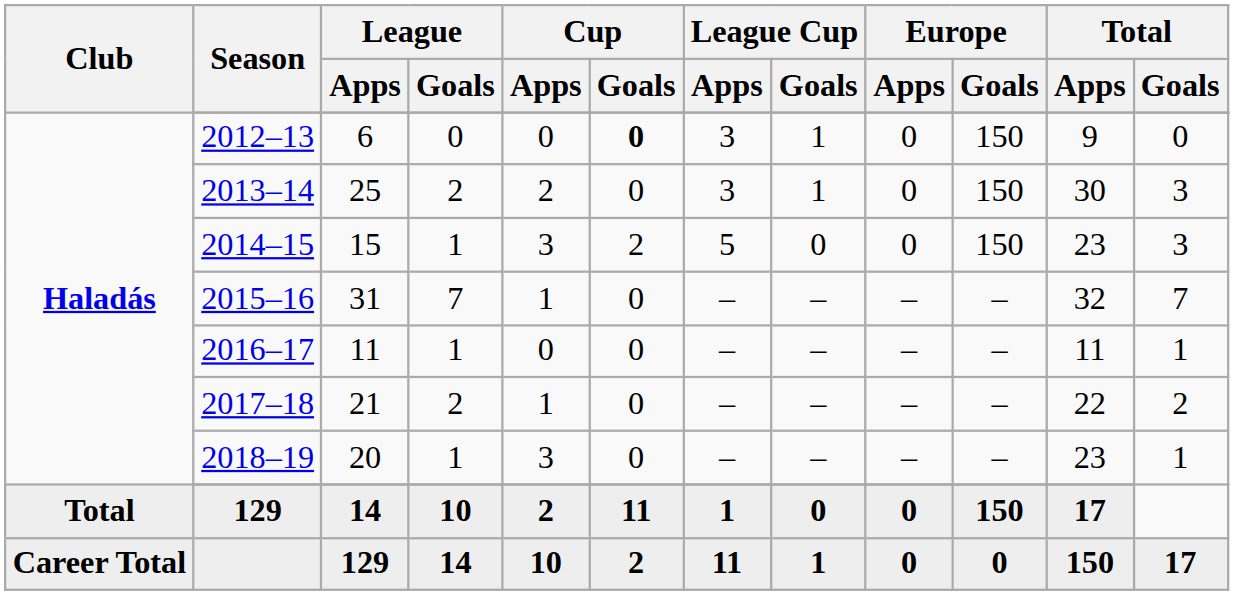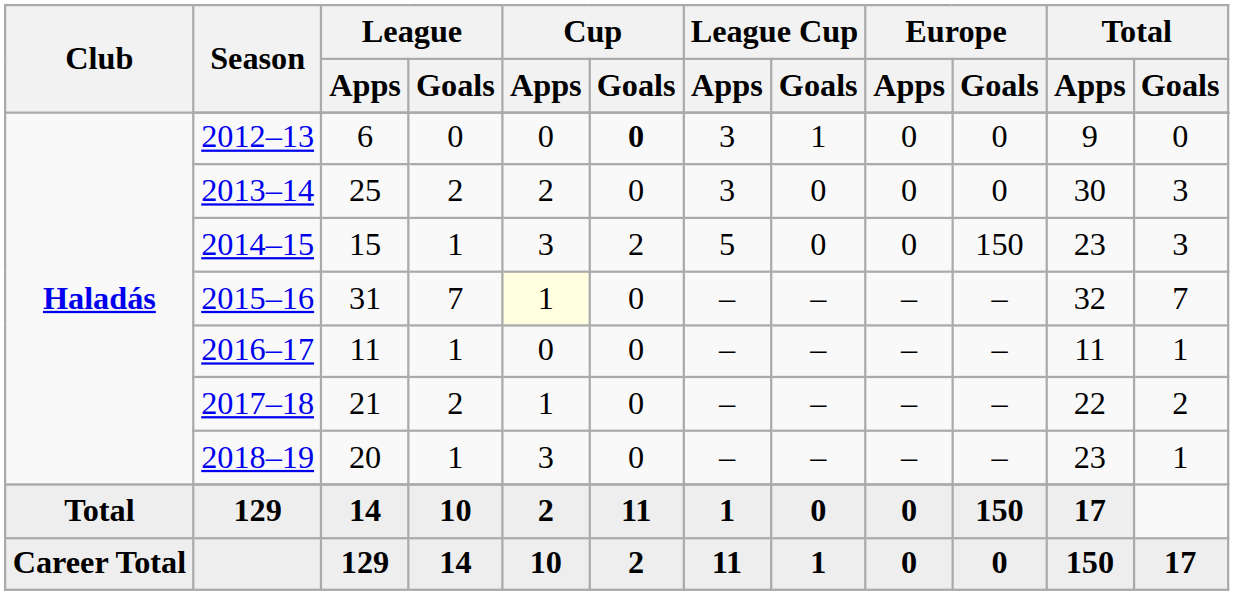(999, 137) 150 -> (999, 137) 0
(818, 191) 1 -> (818, 191) 0
(999, 191) 150 -> (999, 191) 0
(546, 297) no background -> (546, 297) lightyellow background
